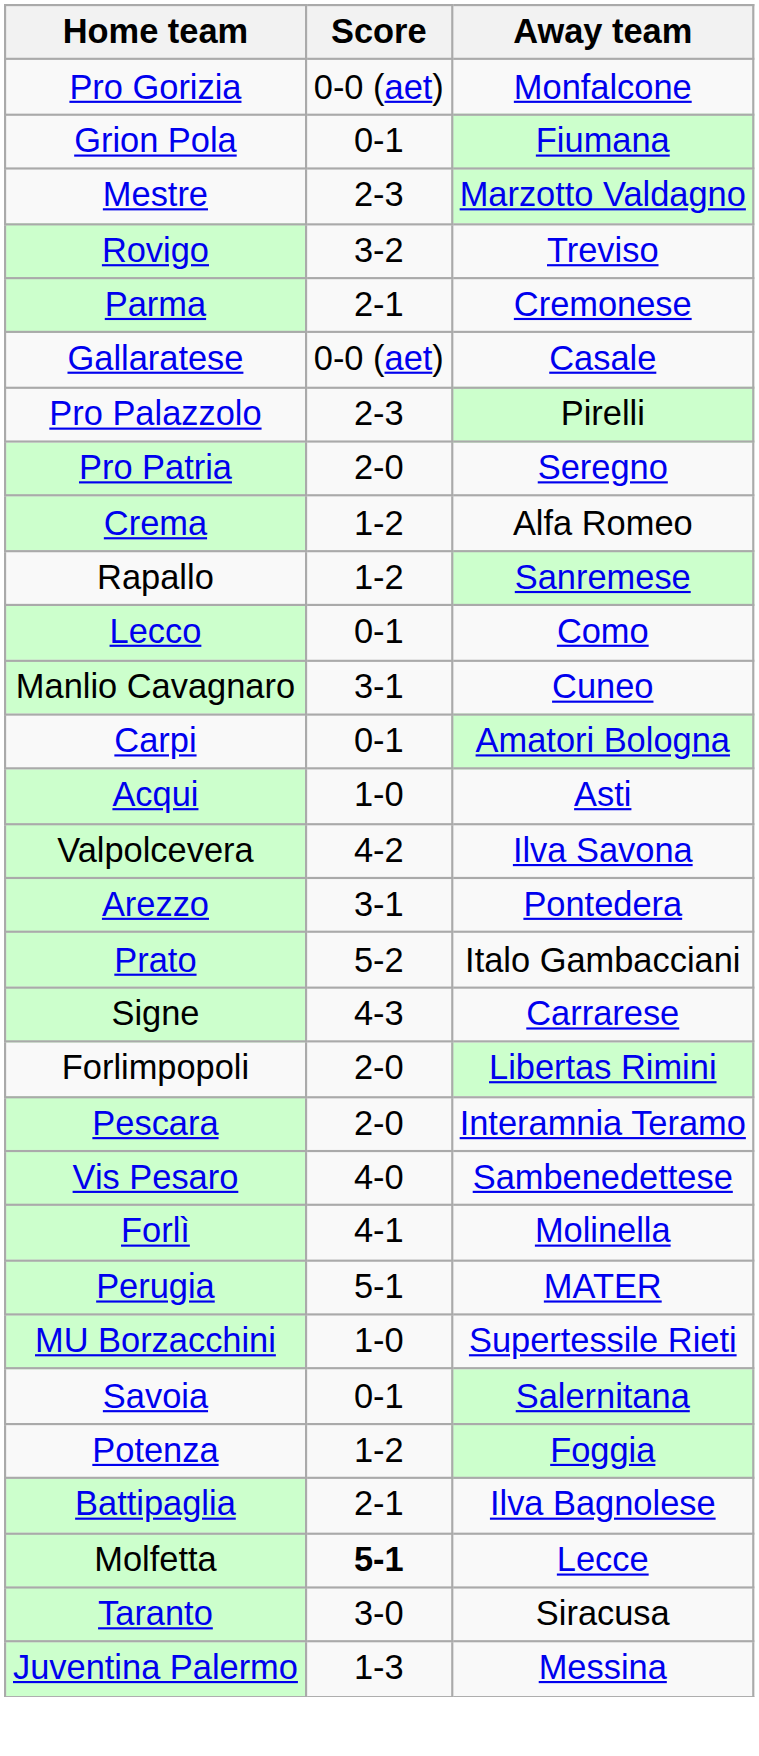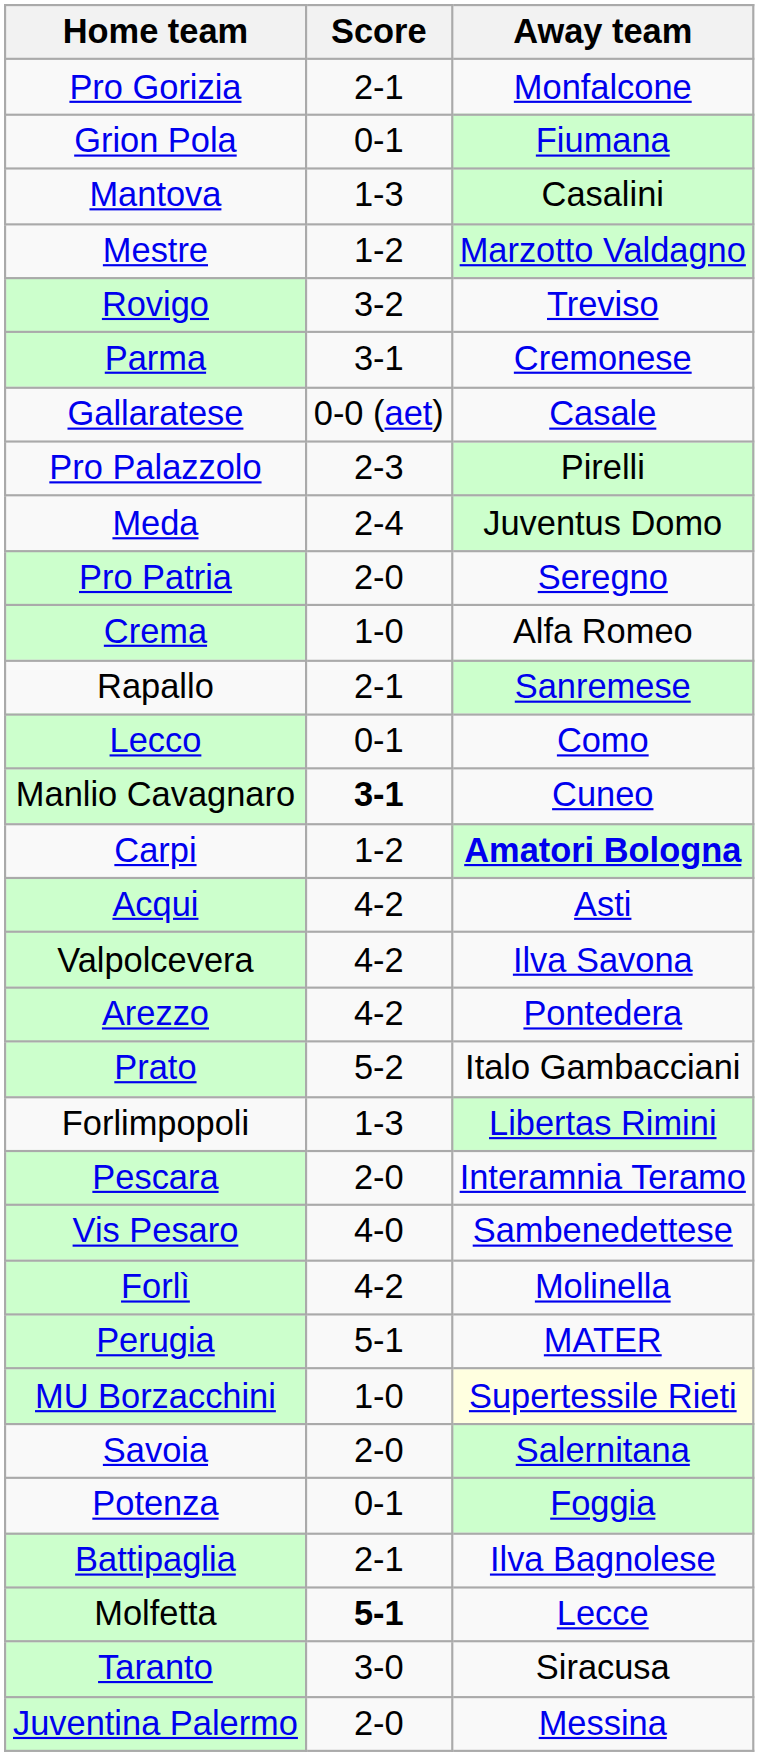(379, 86) 0-0 (aet) -> (379, 86) 2-1
+ row: (155, 195)
(379, 195) 2-3 -> (379, 250) 1-2
(379, 304) 2-1 -> (379, 359) 3-1
+ row: (155, 522)
(379, 522) 1-2 -> (379, 631) 1-0
(379, 577) 1-2 -> (379, 686) 2-1
(379, 686) normal -> (379, 795) bold
(379, 741) 0-1 -> (379, 850) 1-2
(603, 741) normal -> (603, 850) bold
(379, 795) 1-0 -> (379, 904) 4-2
(379, 904) 3-1 -> (379, 1013) 4-2
- row: (155, 1013)
(379, 1068) 2-0 -> (379, 1122) 1-3
(379, 1232) 4-1 -> (379, 1286) 4-2
(603, 1341) no background -> (603, 1395) lightyellow background
(379, 1395) 0-1 -> (379, 1450) 2-0
(379, 1450) 1-2 -> (379, 1504) 0-1
(379, 1668) 1-3 -> (379, 1723) 2-0
